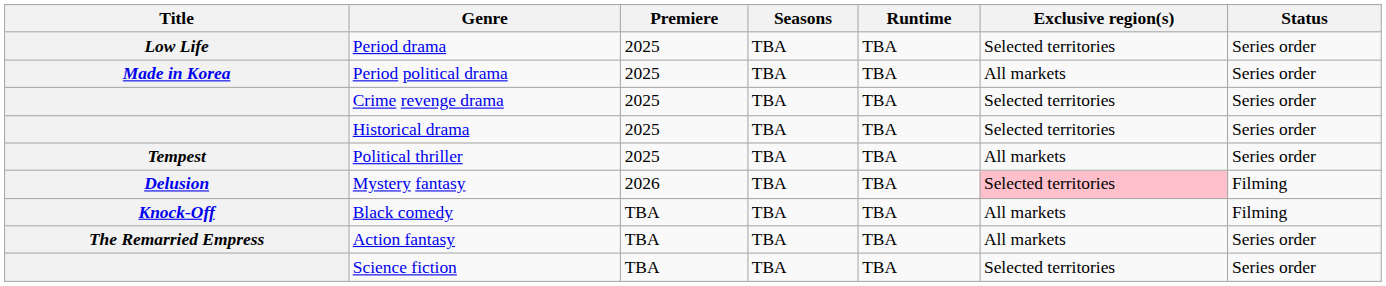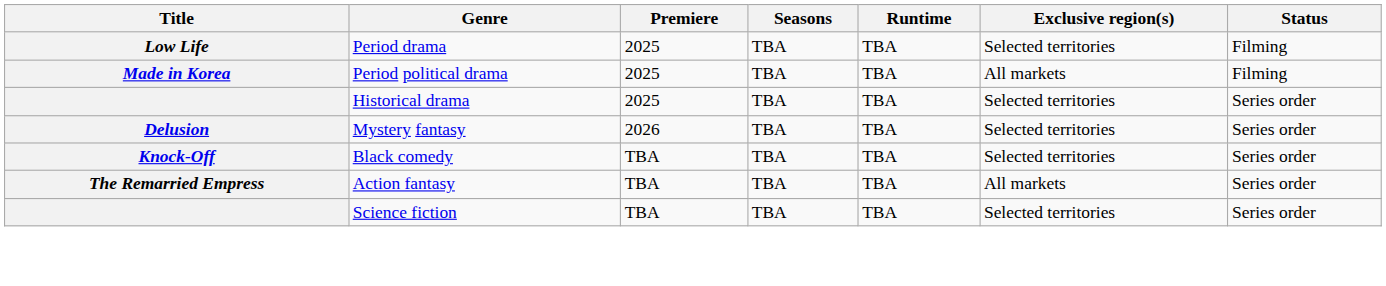(1274, 45) Series order -> (1260, 45) Filming
(1274, 73) Series order -> (1260, 73) Filming
- row: (428, 101)
- row: (408, 156)
(1050, 184) pink background -> (1050, 128) no background
(1260, 184) Filming -> (1274, 128) Series order
(1025, 211) All markets -> (1050, 156) Selected territories
(1260, 211) Filming -> (1274, 156) Series order
